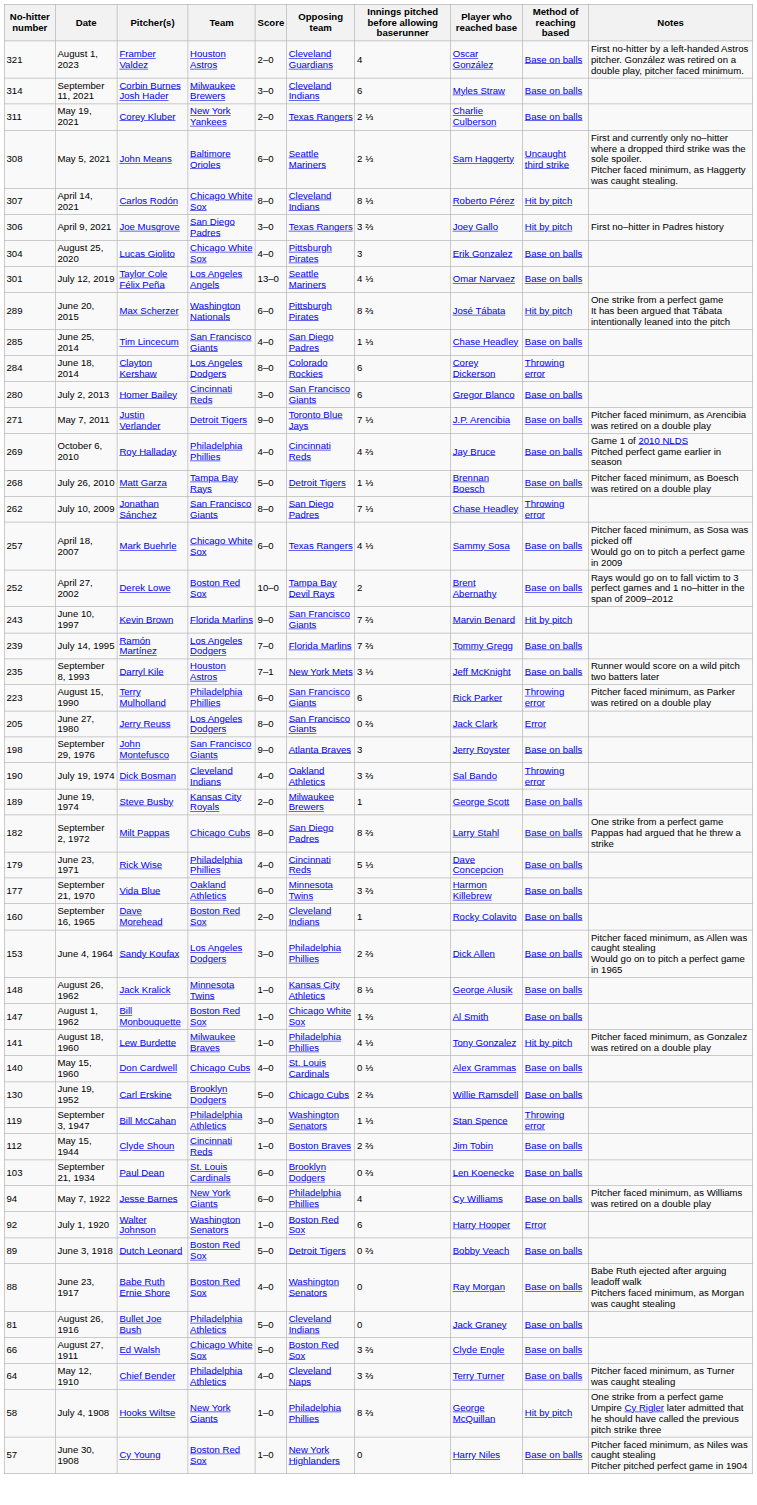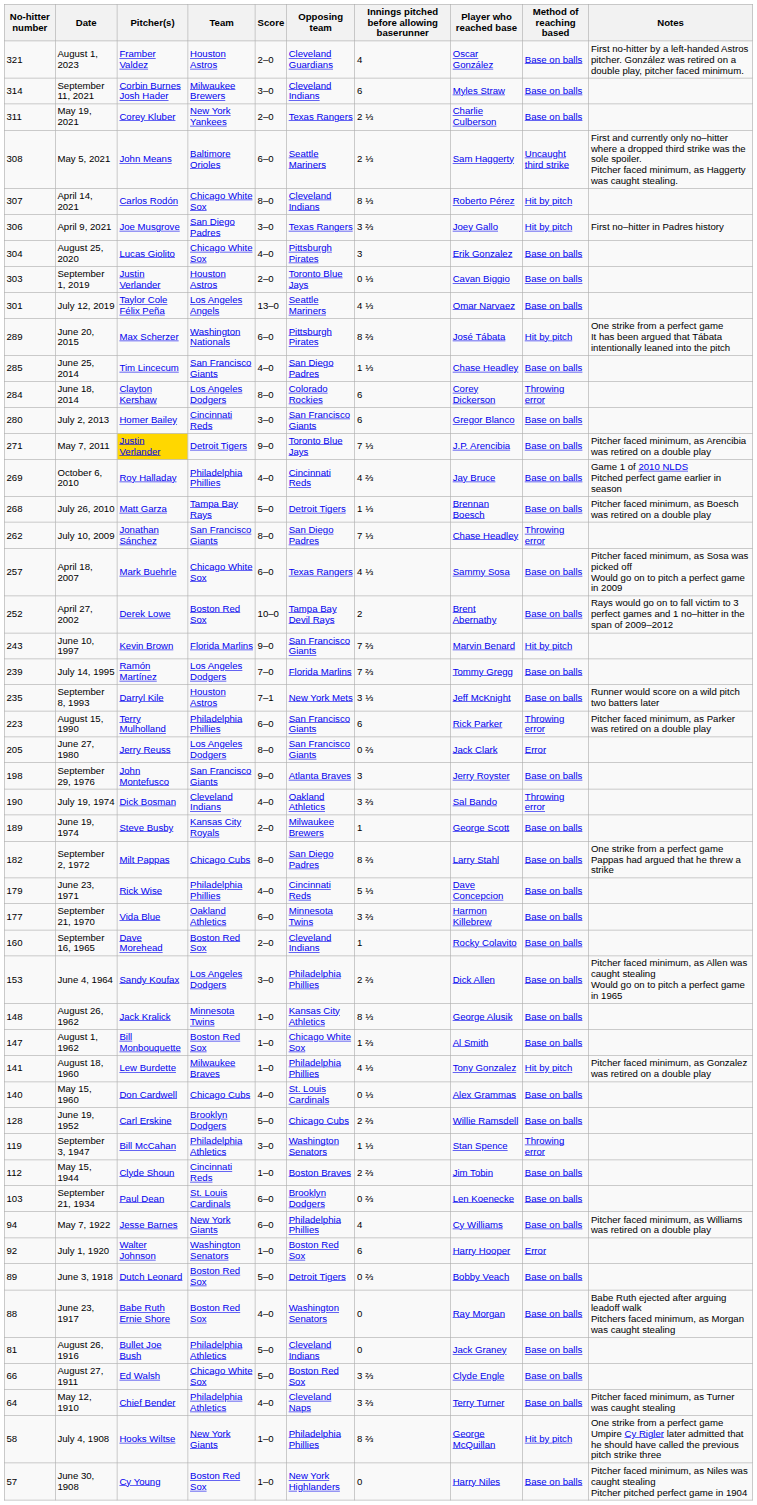+ row: (81, 279)
(140, 420) no background -> (140, 446) gold background
(15, 1094) 130 -> (15, 1120) 128
